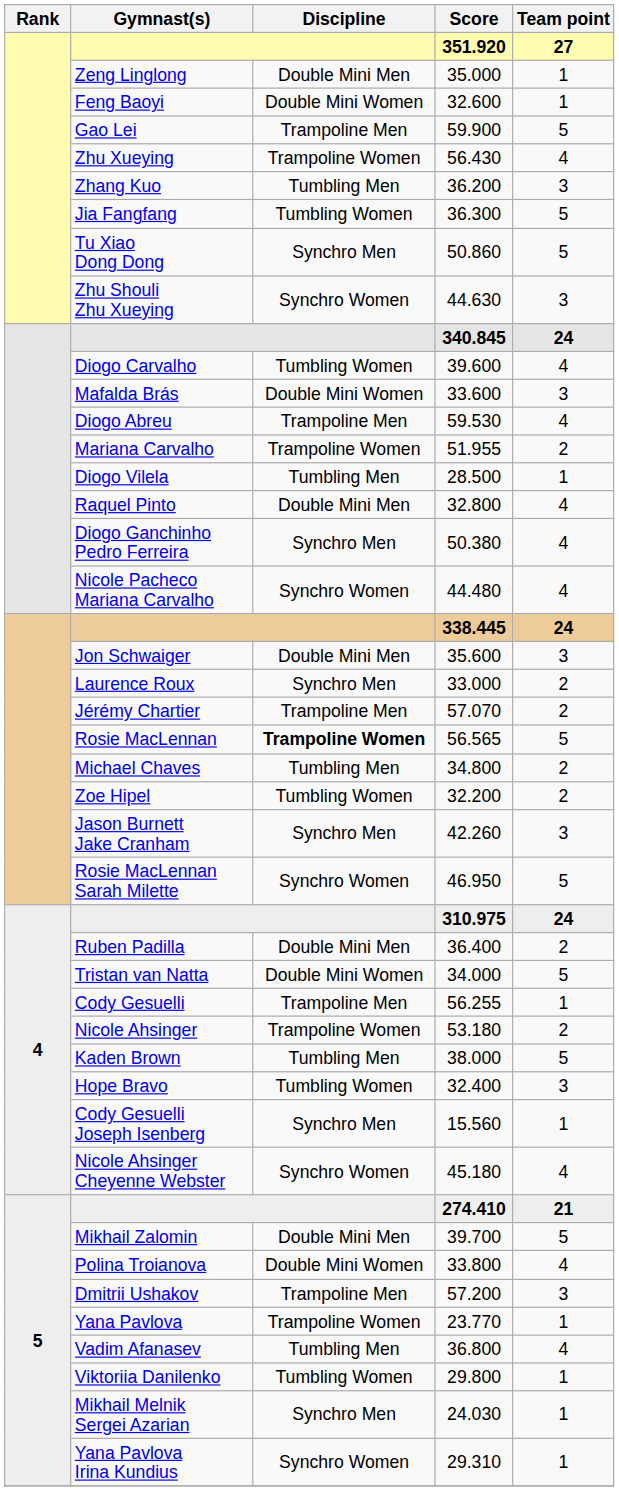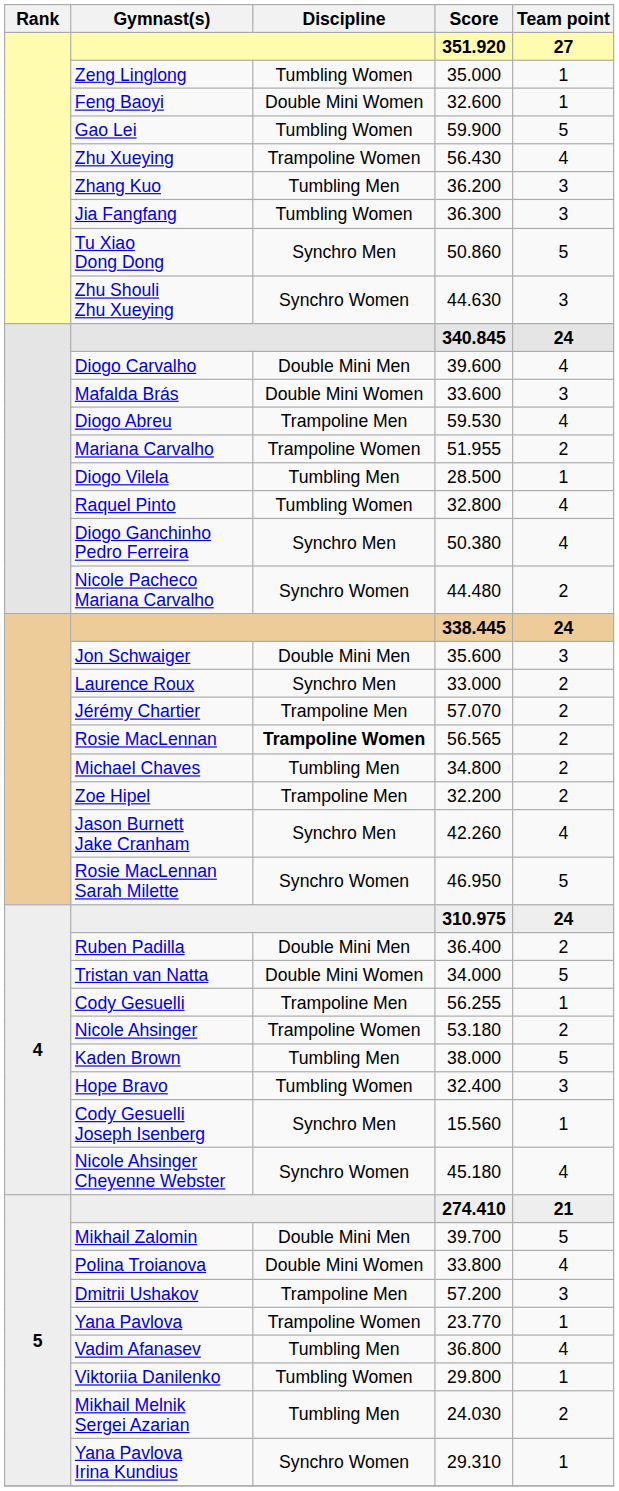(344, 75) Double Mini Men -> (344, 75) Tumbling Women
(344, 130) Trampoline Men -> (344, 130) Tumbling Women
(563, 214) 5 -> (563, 214) 3
(344, 365) Tumbling Women -> (344, 365) Double Mini Men
(344, 505) Double Mini Men -> (344, 505) Tumbling Women
(563, 590) 4 -> (563, 590) 2
(563, 740) 5 -> (563, 740) 2
(344, 795) Tumbling Women -> (344, 795) Trampoline Men
(563, 833) 3 -> (563, 833) 4
(344, 1414) Synchro Men -> (344, 1414) Tumbling Men
(563, 1414) 1 -> (563, 1414) 2
